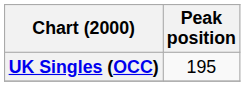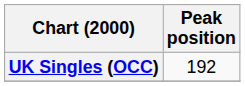(201, 66) 195 -> (201, 66) 192
